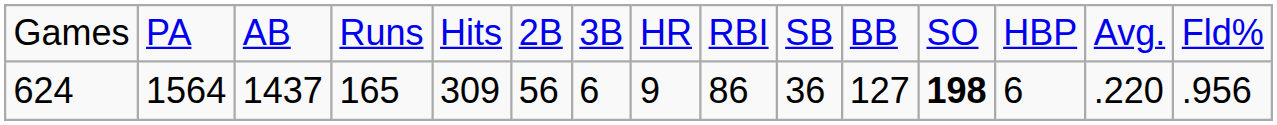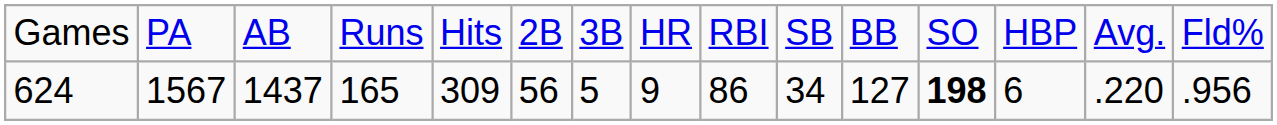(186, 90) 1564 -> (186, 90) 1567
(589, 90) 6 -> (589, 90) 5
(805, 90) 36 -> (805, 90) 34
